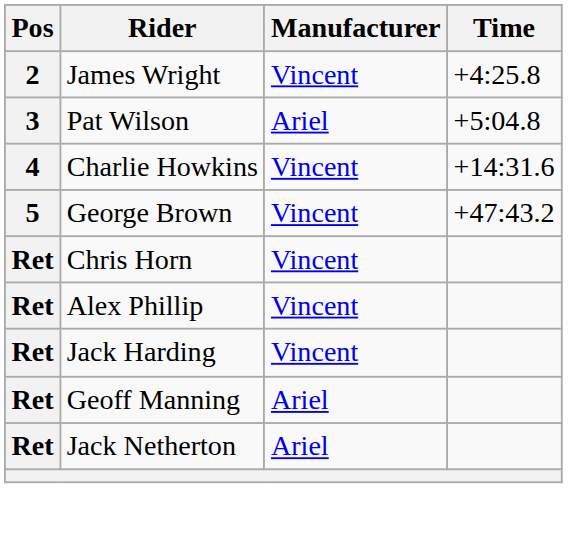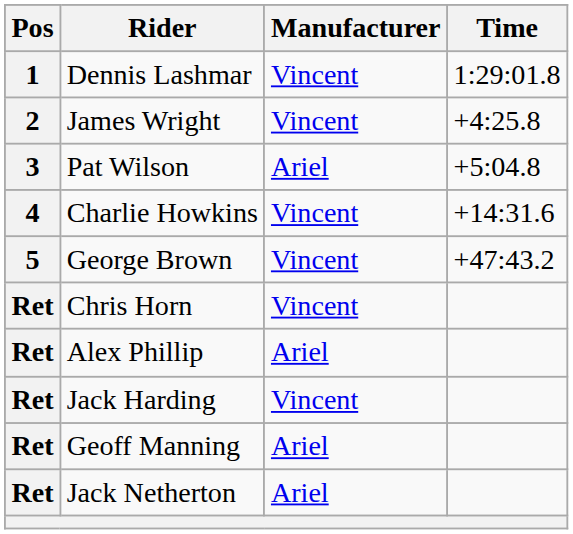+ row: (159, 74)
(315, 306) Vincent -> (300, 352) Ariel
